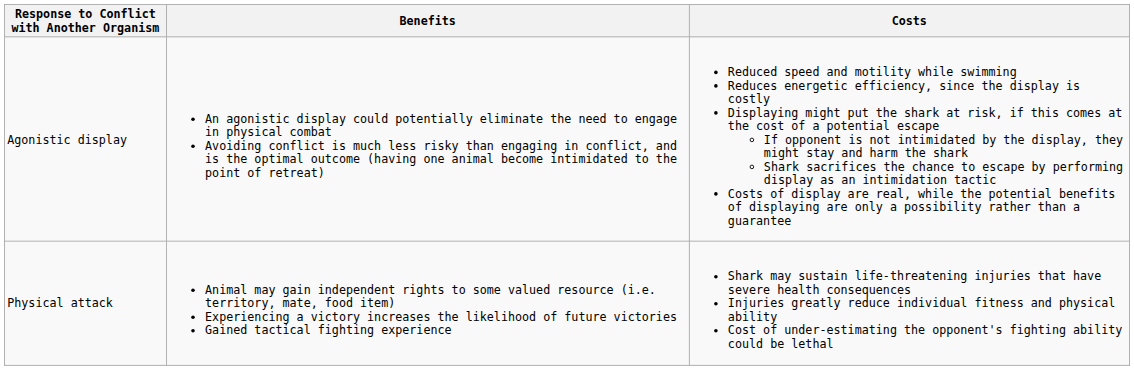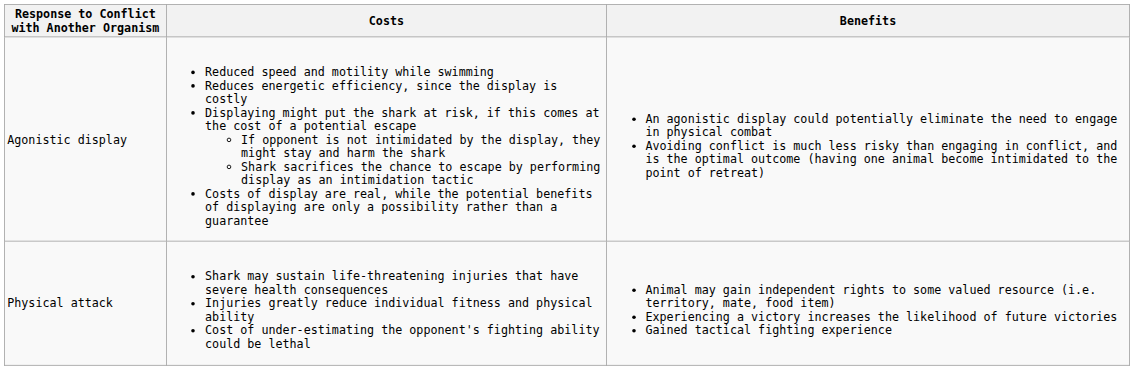columns swapped: (909, 21) <-> (428, 21)
